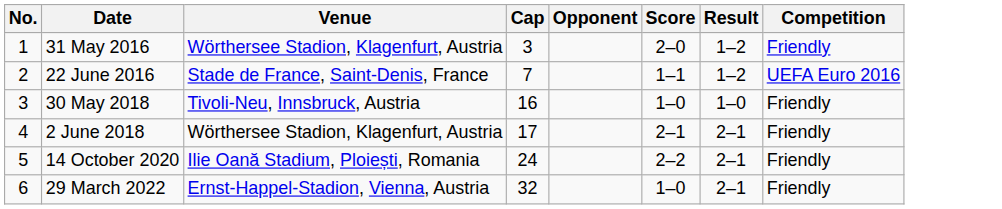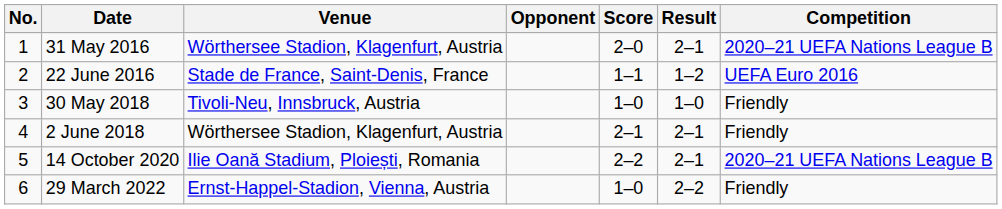- column: (528, 18)
(731, 47) 1–2 -> (689, 47) 2–1
(799, 47) Friendly -> (859, 47) 2020–21 UEFA Nations League B
(799, 160) Friendly -> (859, 160) 2020–21 UEFA Nations League B
(731, 189) 2–1 -> (689, 189) 2–2
